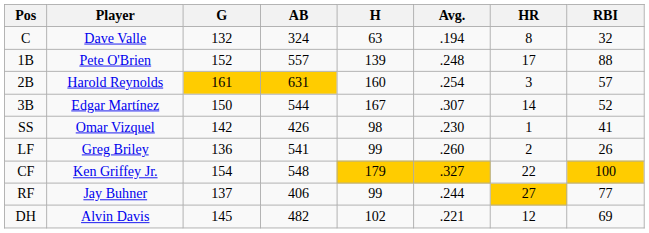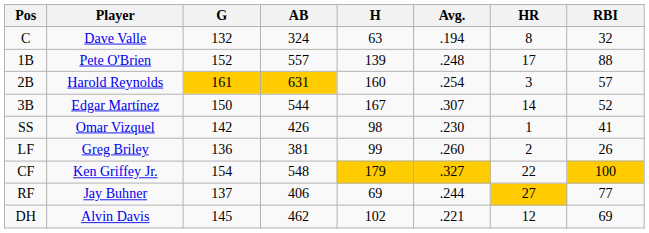(299, 149) 541 -> (299, 149) 381
(375, 194) 99 -> (375, 194) 69
(299, 216) 482 -> (299, 216) 462
